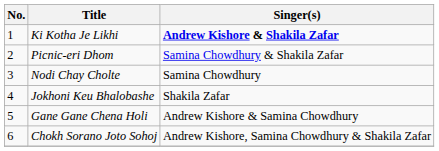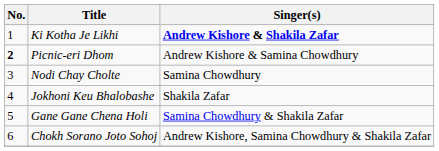(10, 55) normal -> (10, 55) bold
(253, 55) Samina Chowdhury & Shakila Zafar -> (261, 55) Andrew Kishore & Samina Chowdhury
(261, 116) Andrew Kishore & Samina Chowdhury -> (253, 116) Samina Chowdhury & Shakila Zafar
